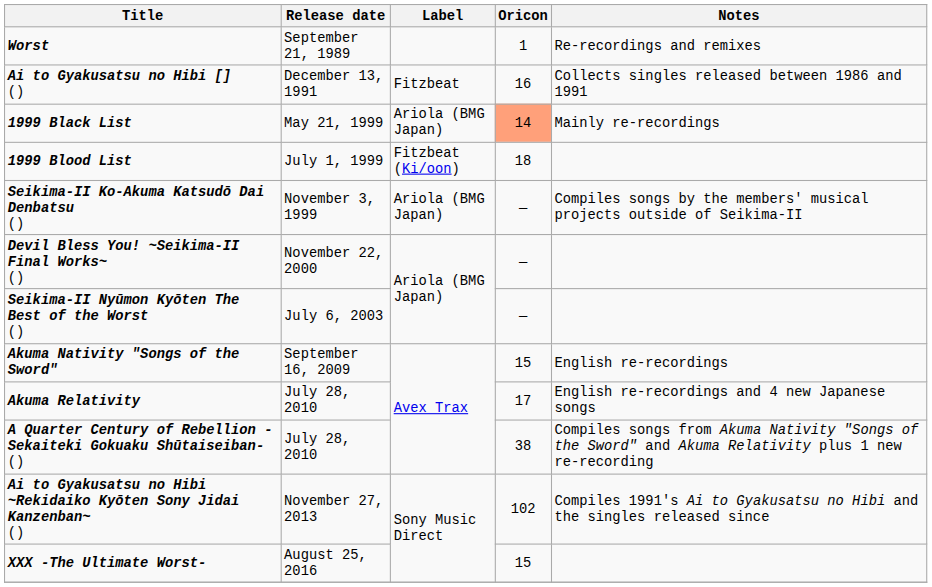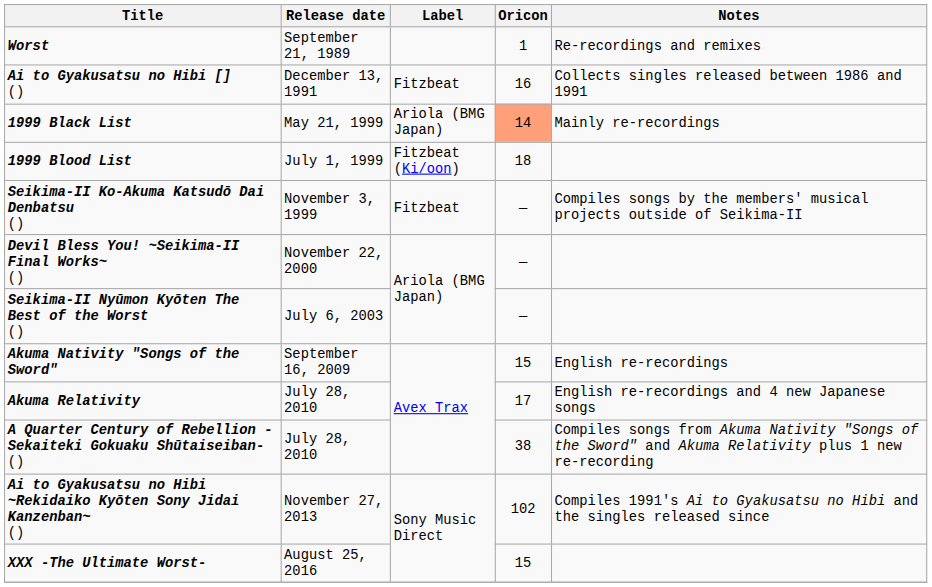(439, 208) Ariola (BMG Japan) -> (427, 208) Fitzbeat
